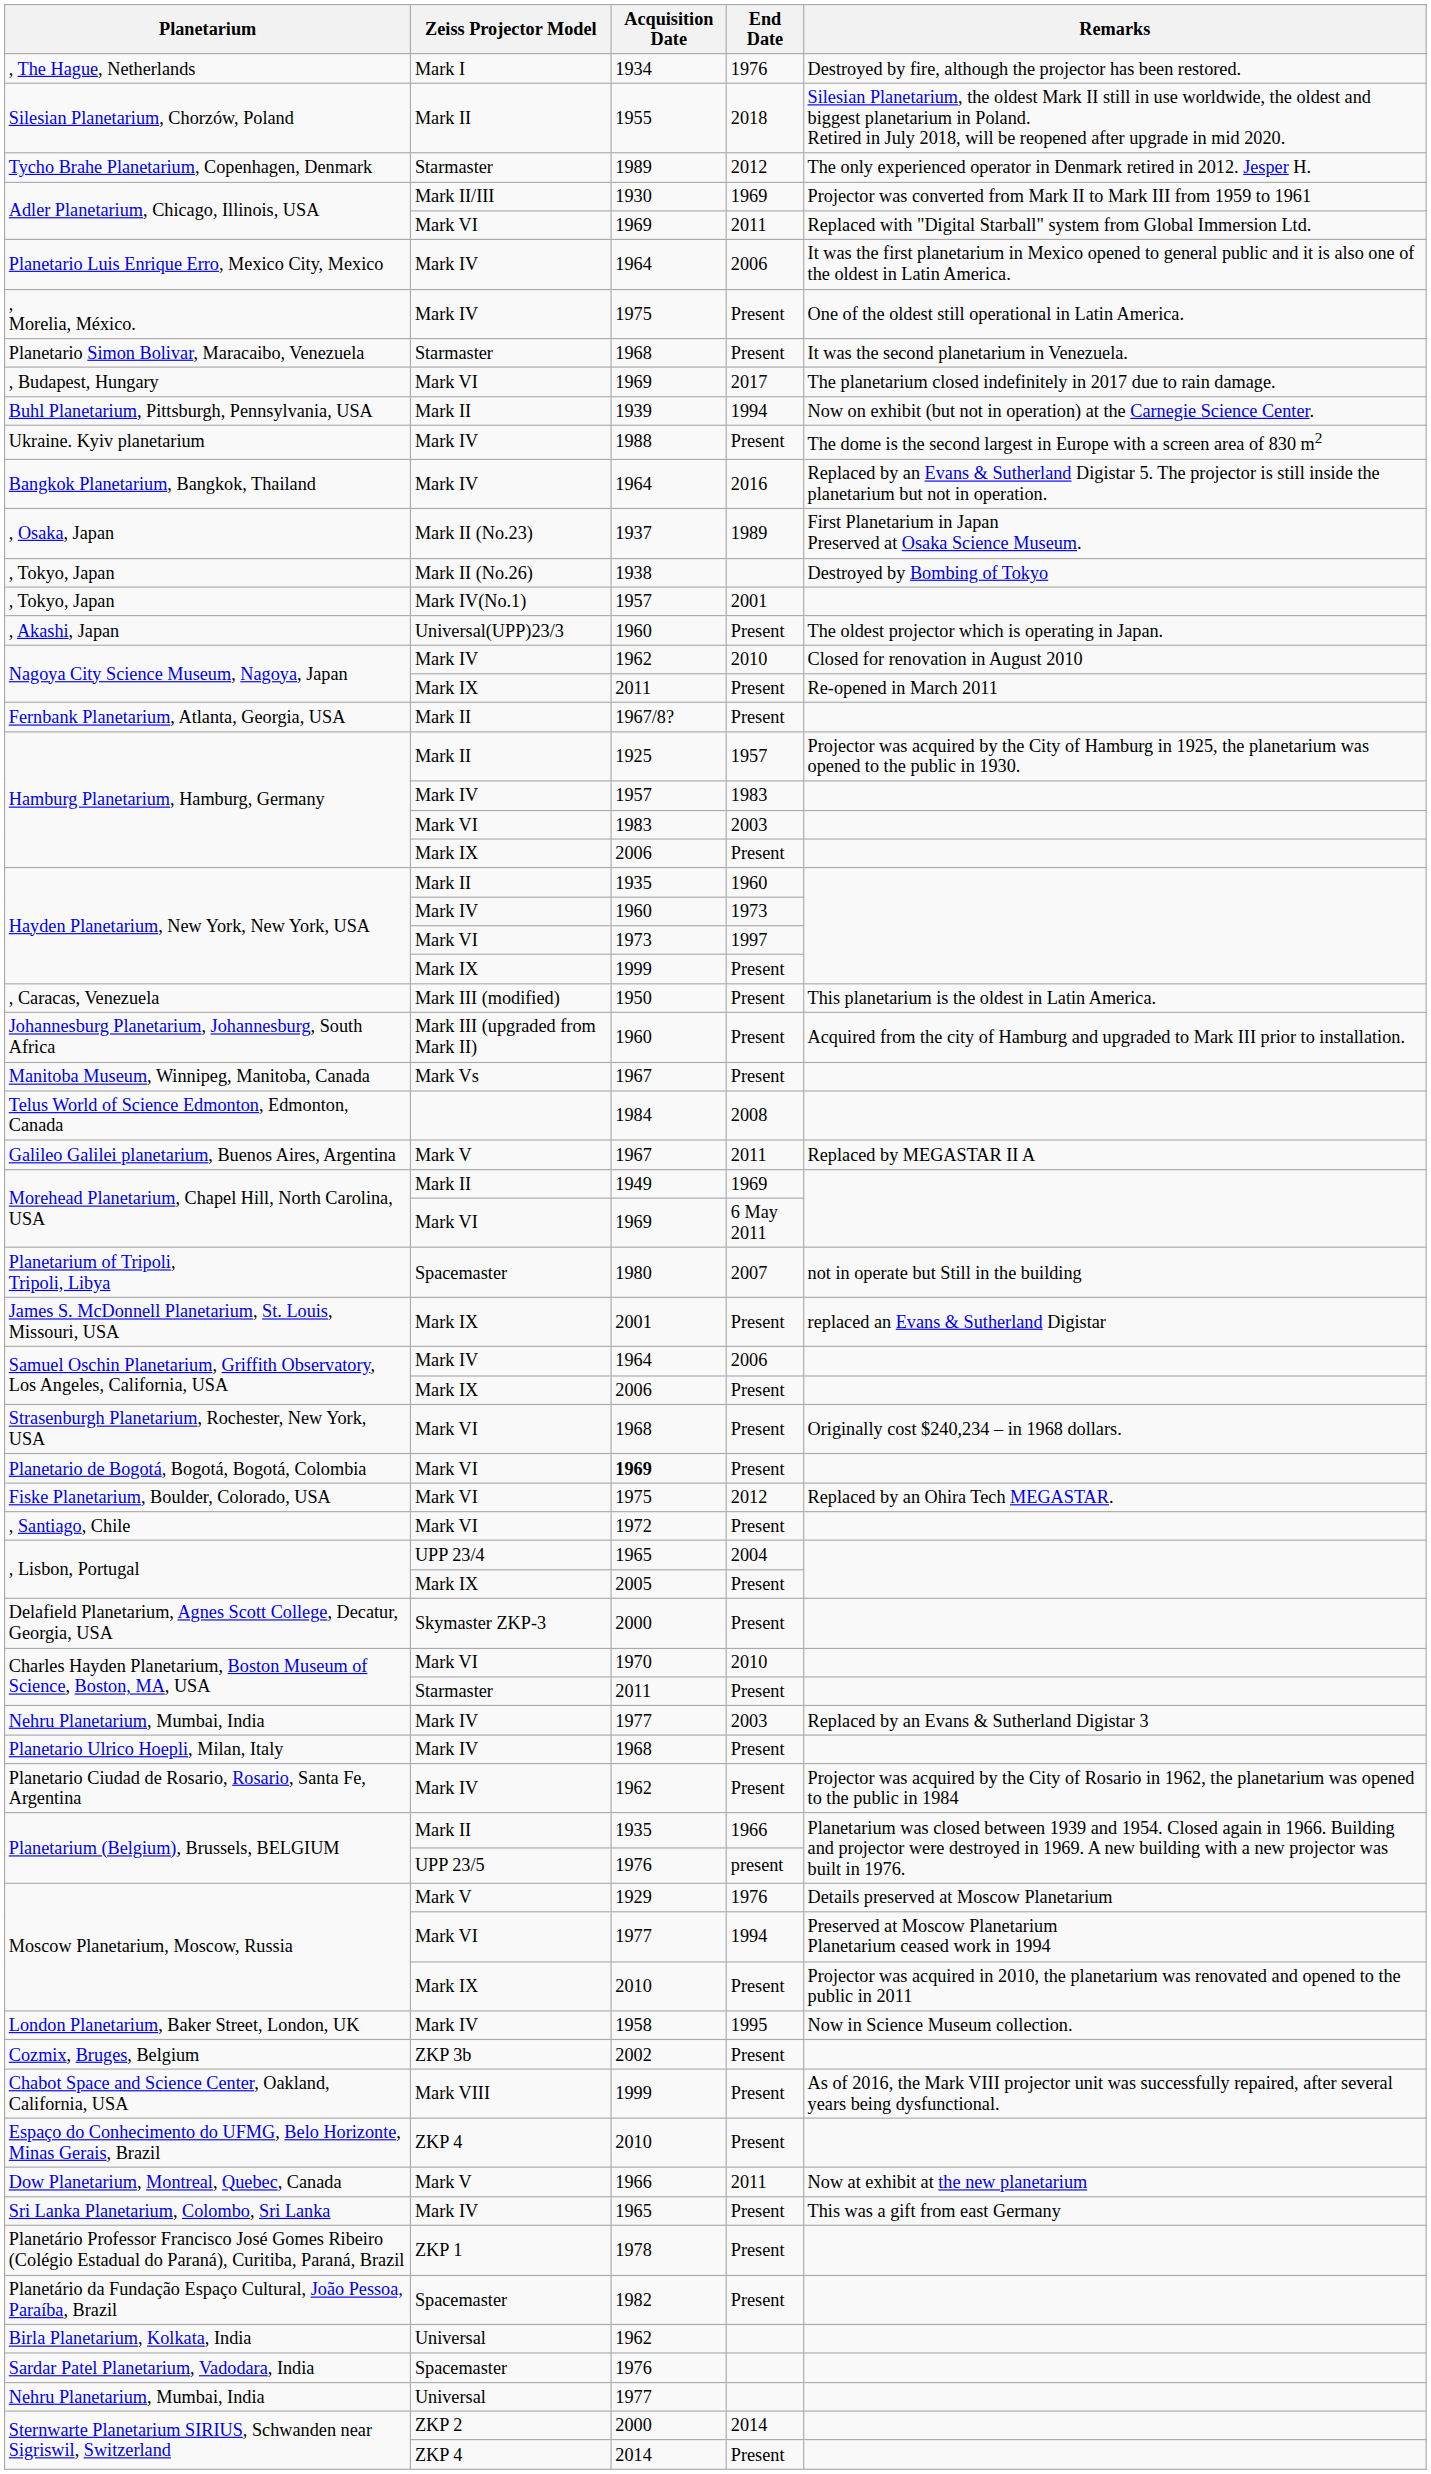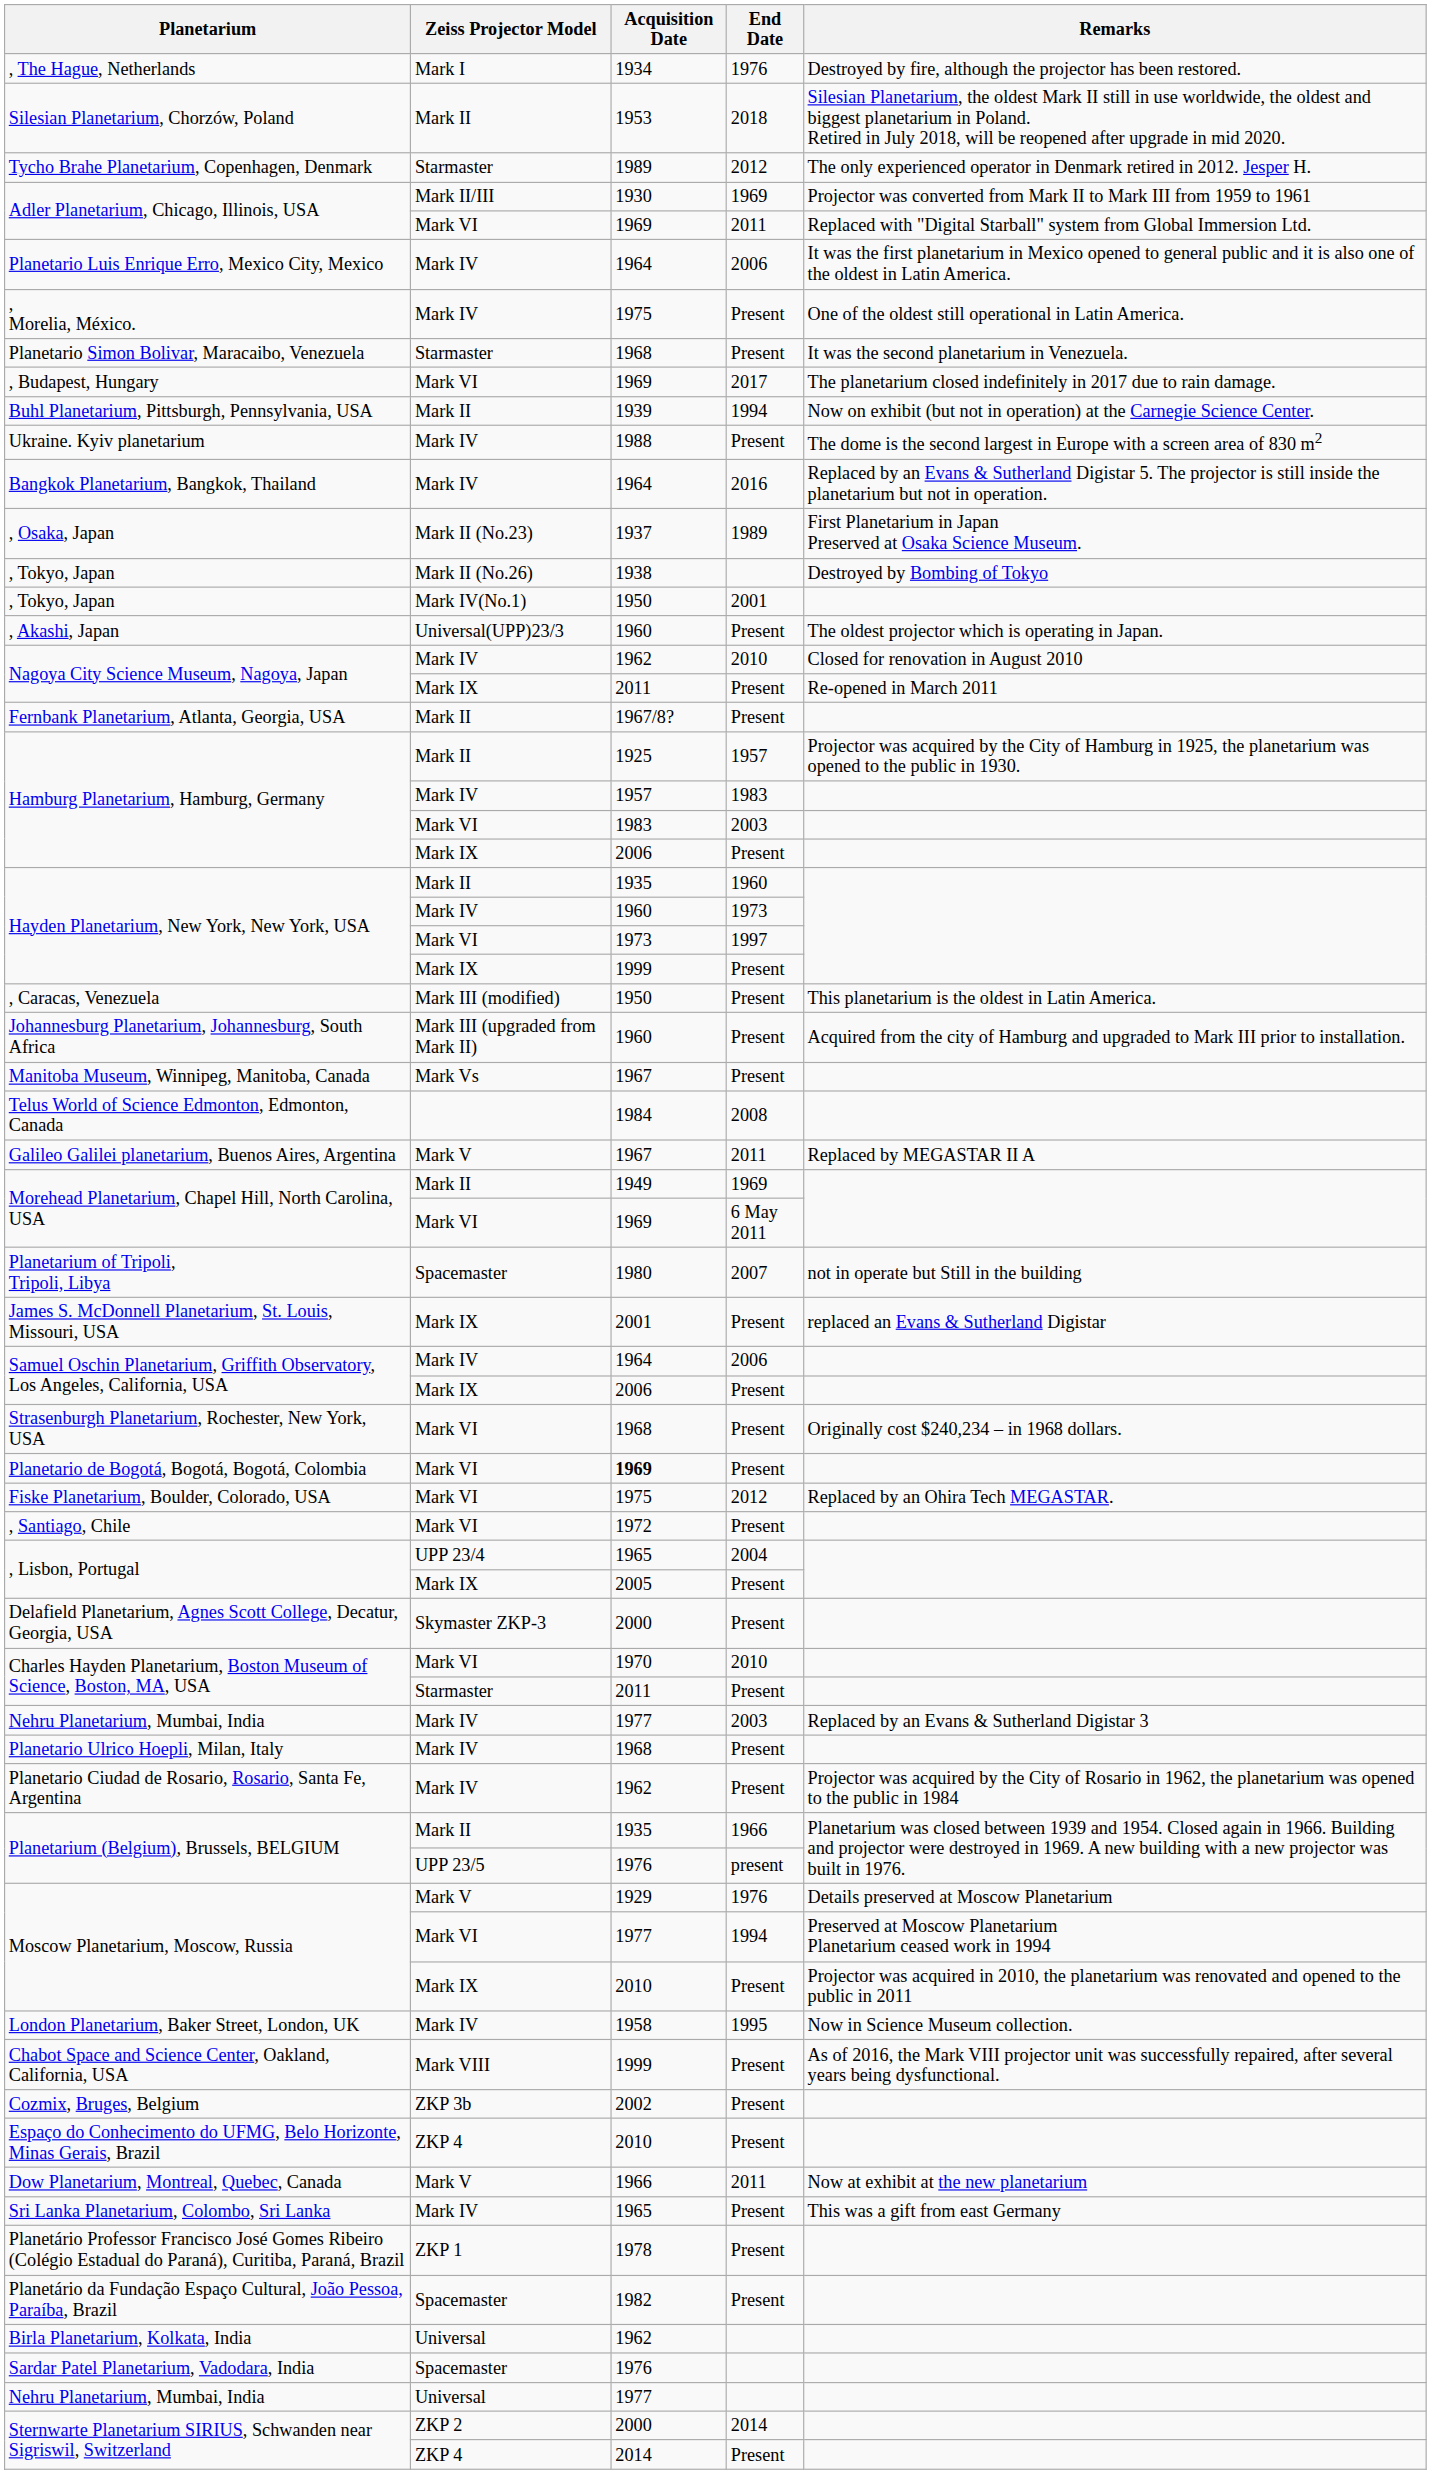(634, 117) 1955 -> (634, 117) 1953
(634, 601) 1957 -> (634, 601) 1950
rows swapped: (169, 2093) <-> (104, 2054)
